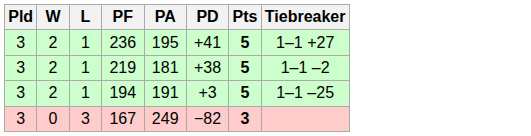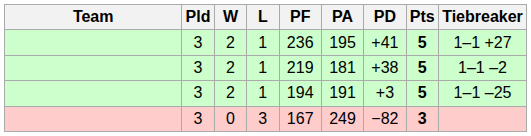+ column: (93, 17)
